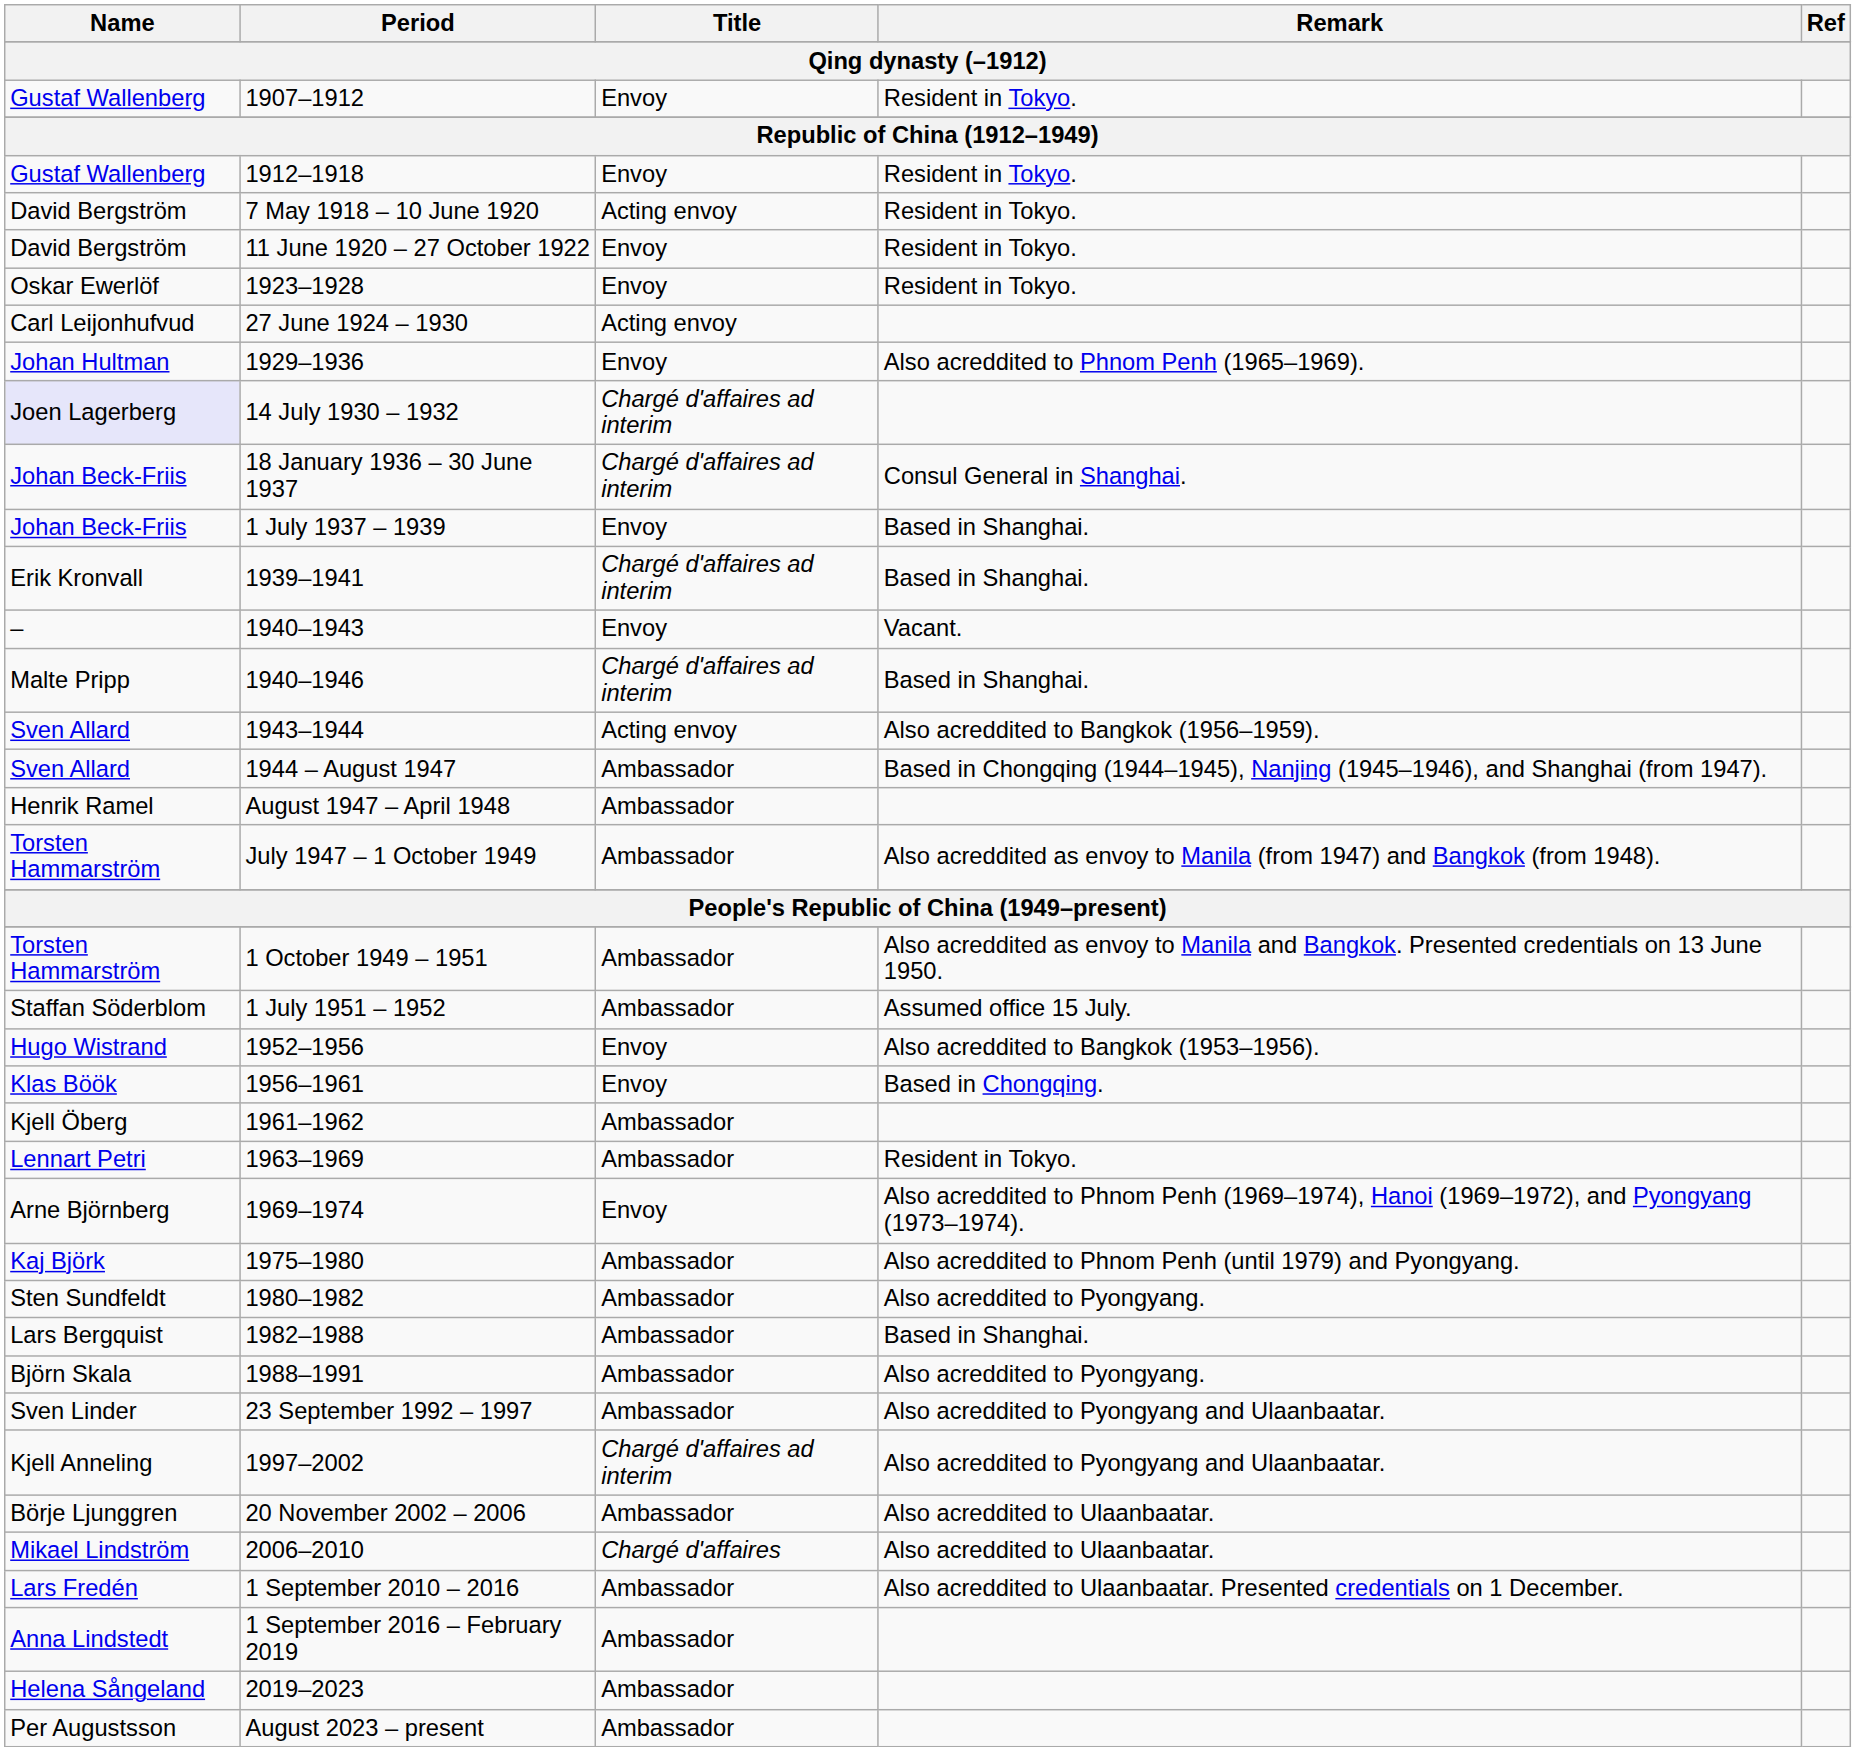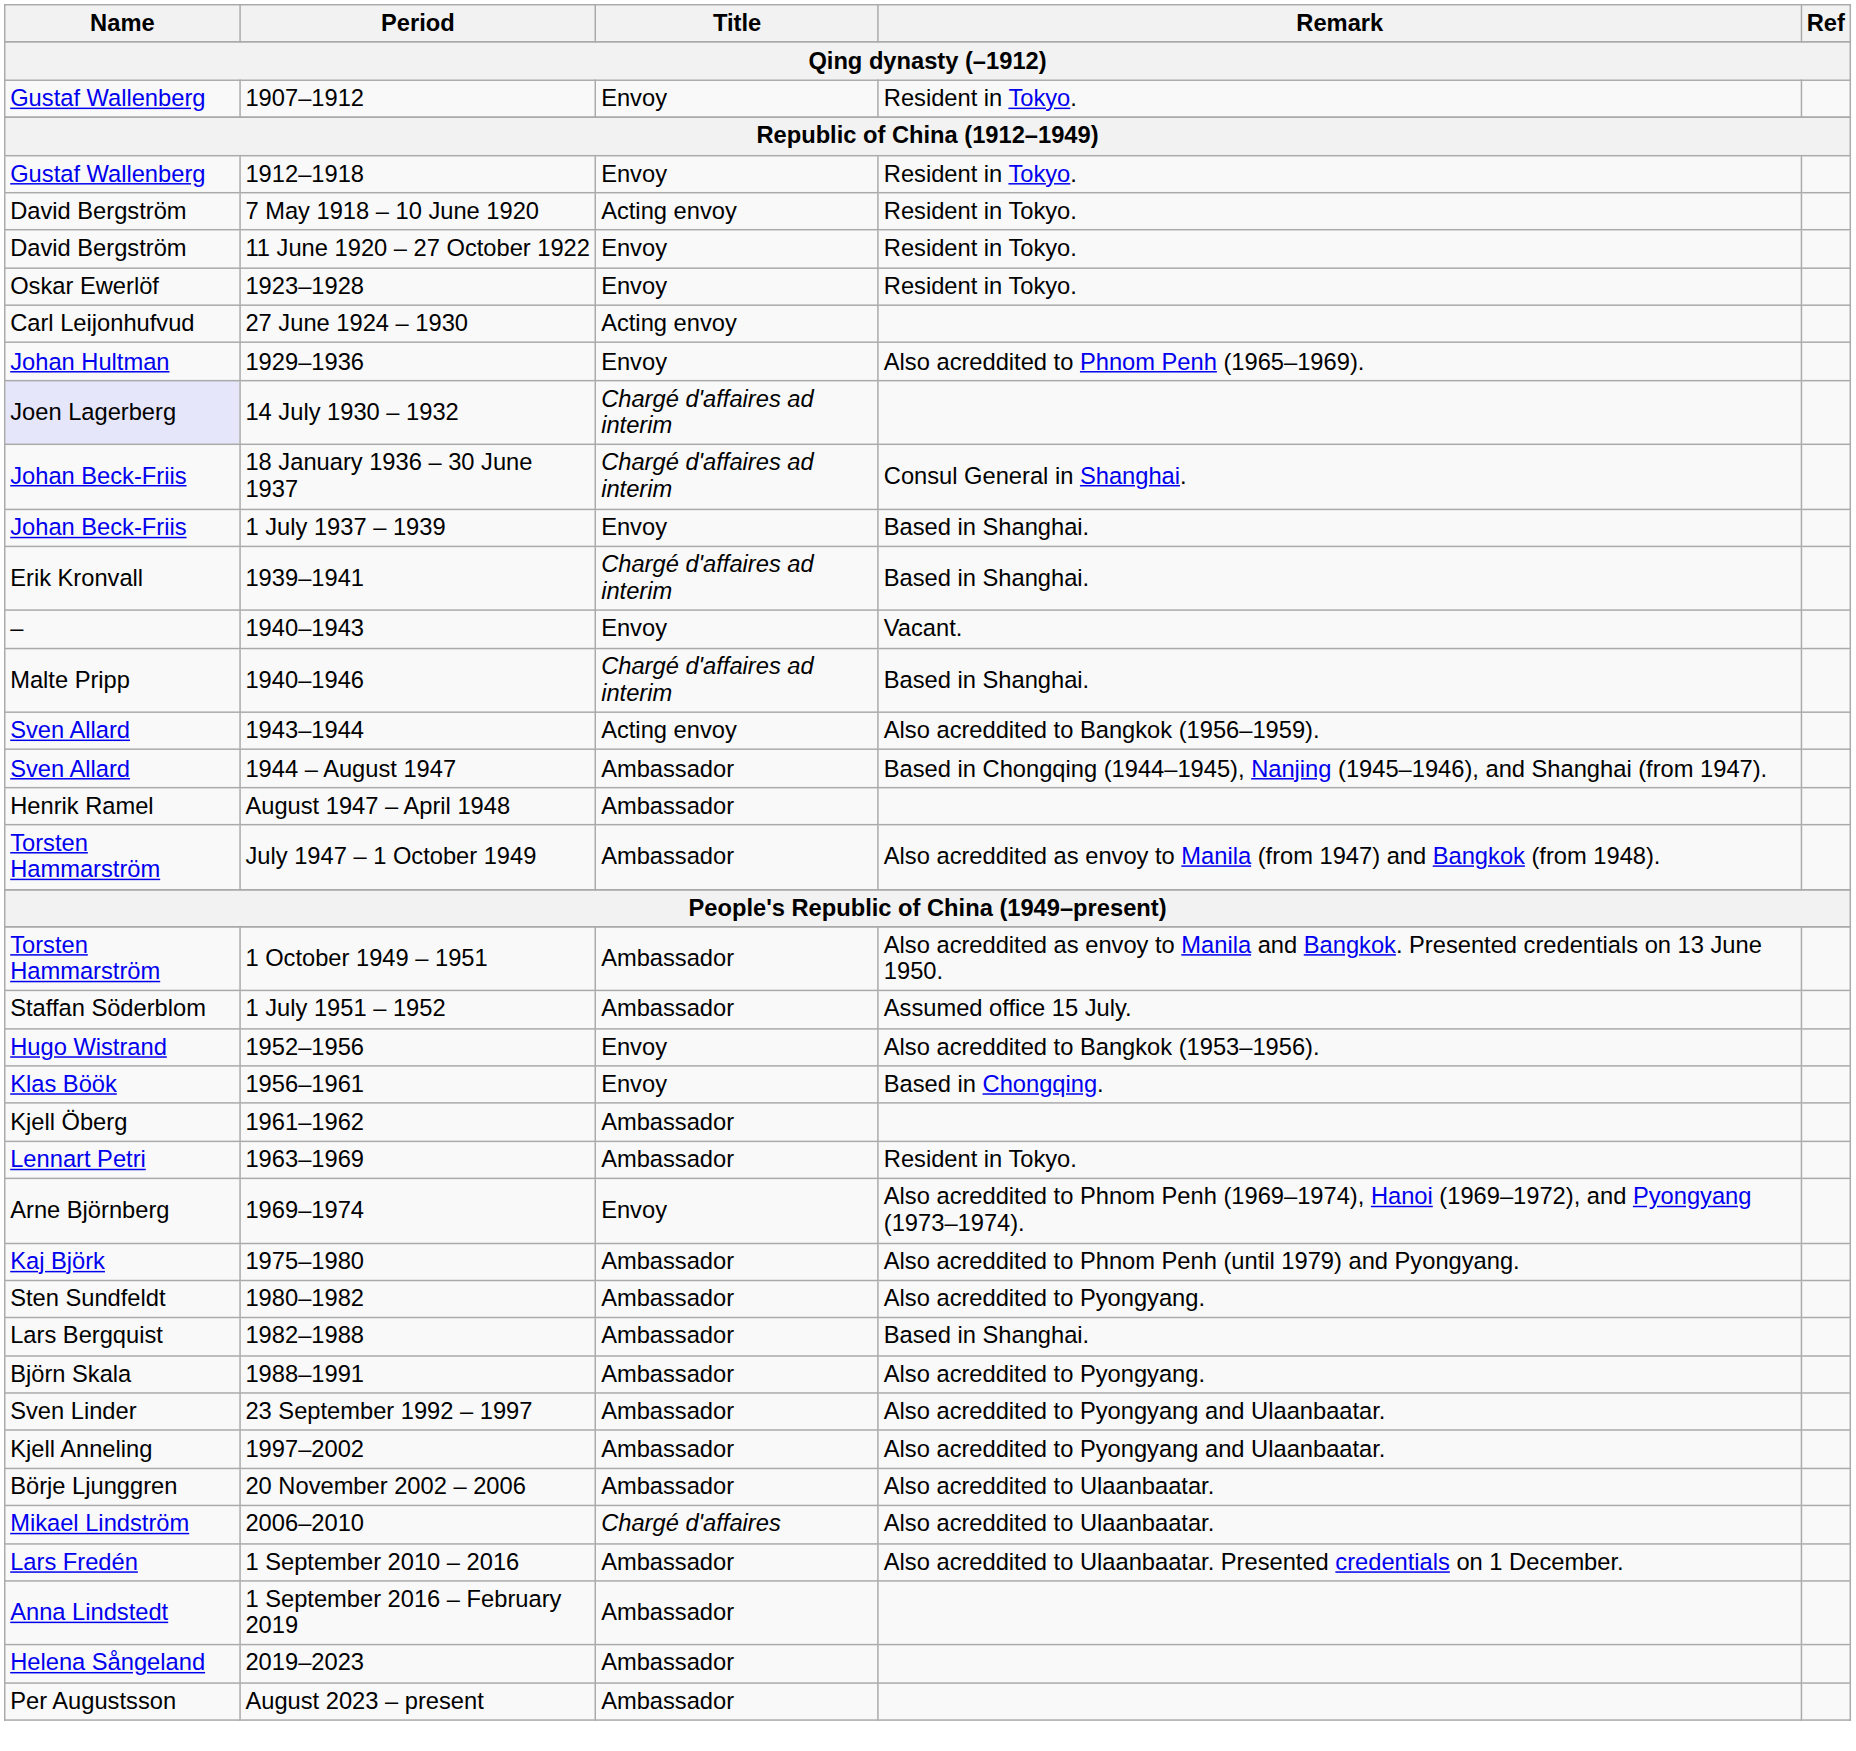(707, 1462) Chargé d'affaires ad interim -> (668, 1449) Ambassador
